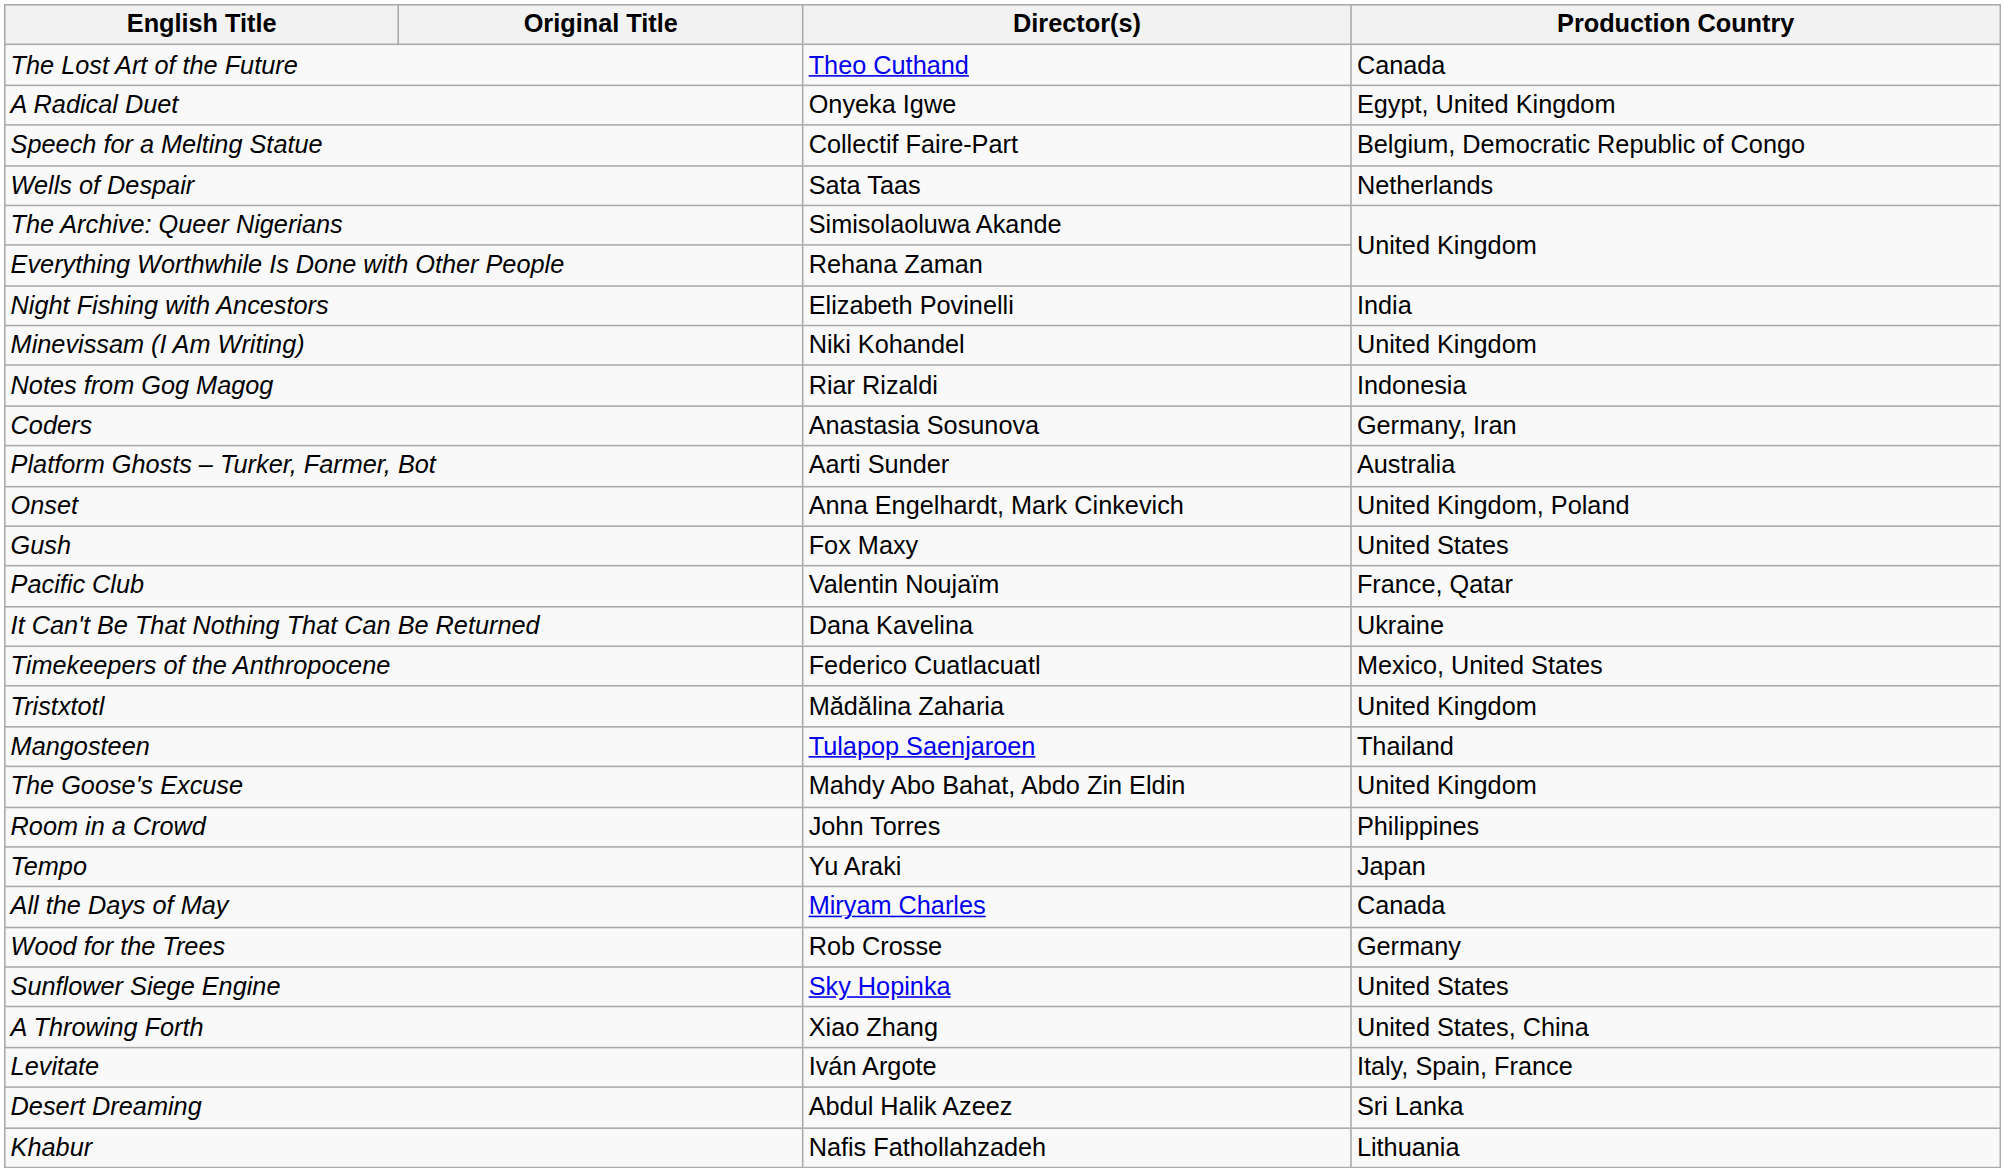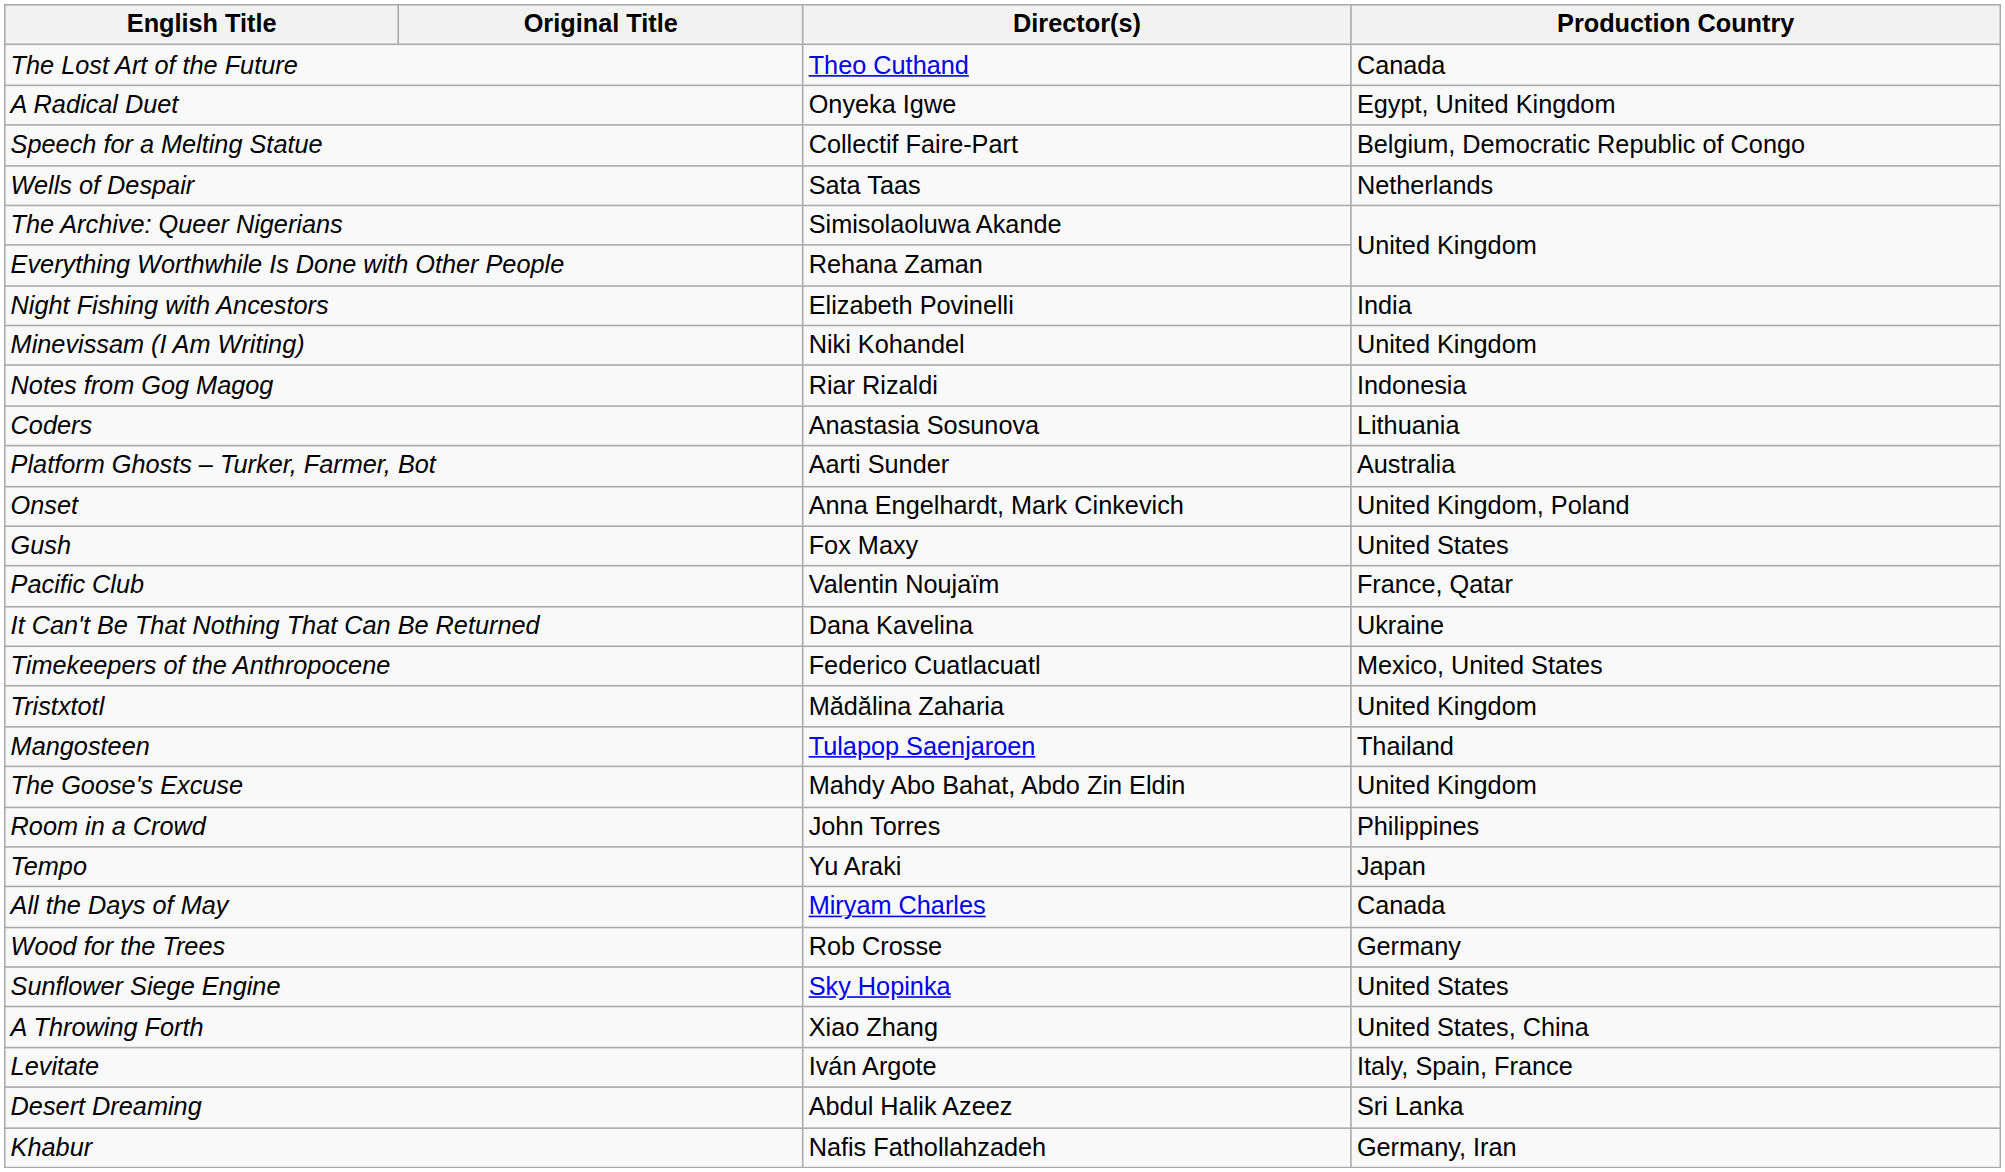(1437, 425) Germany, Iran -> (1408, 425) Lithuania
(1408, 1147) Lithuania -> (1437, 1147) Germany, Iran
